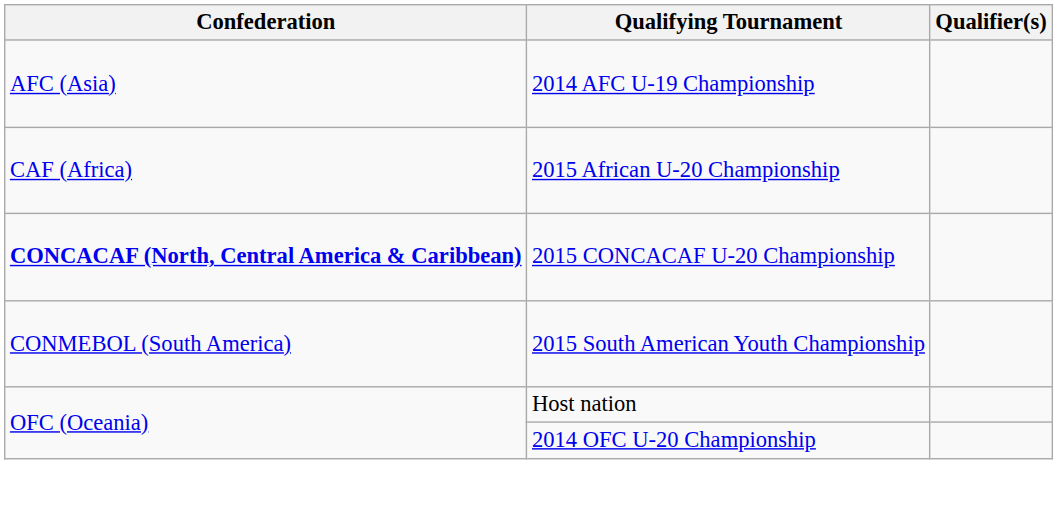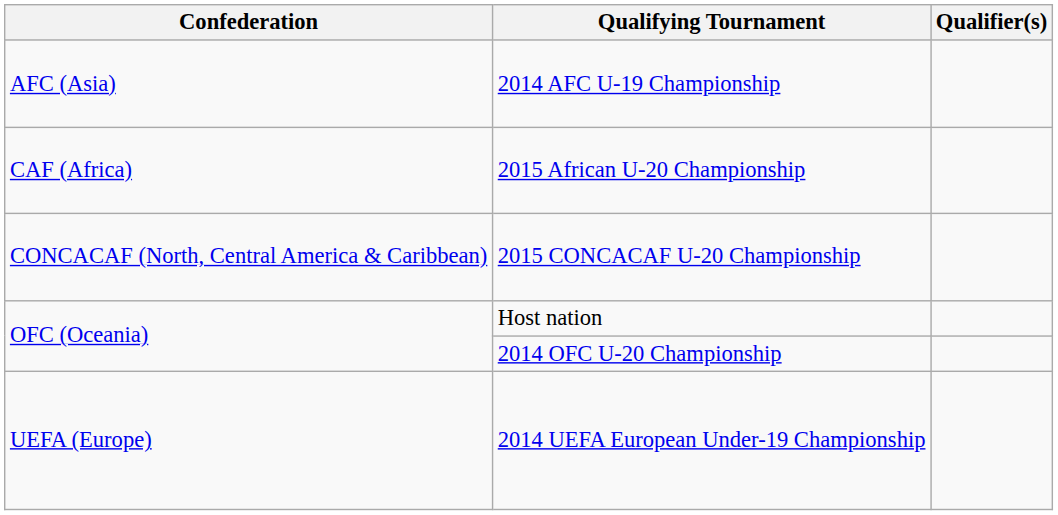(266, 256) bold -> (249, 256) normal
- row: (728, 343)
+ row: (712, 440)
